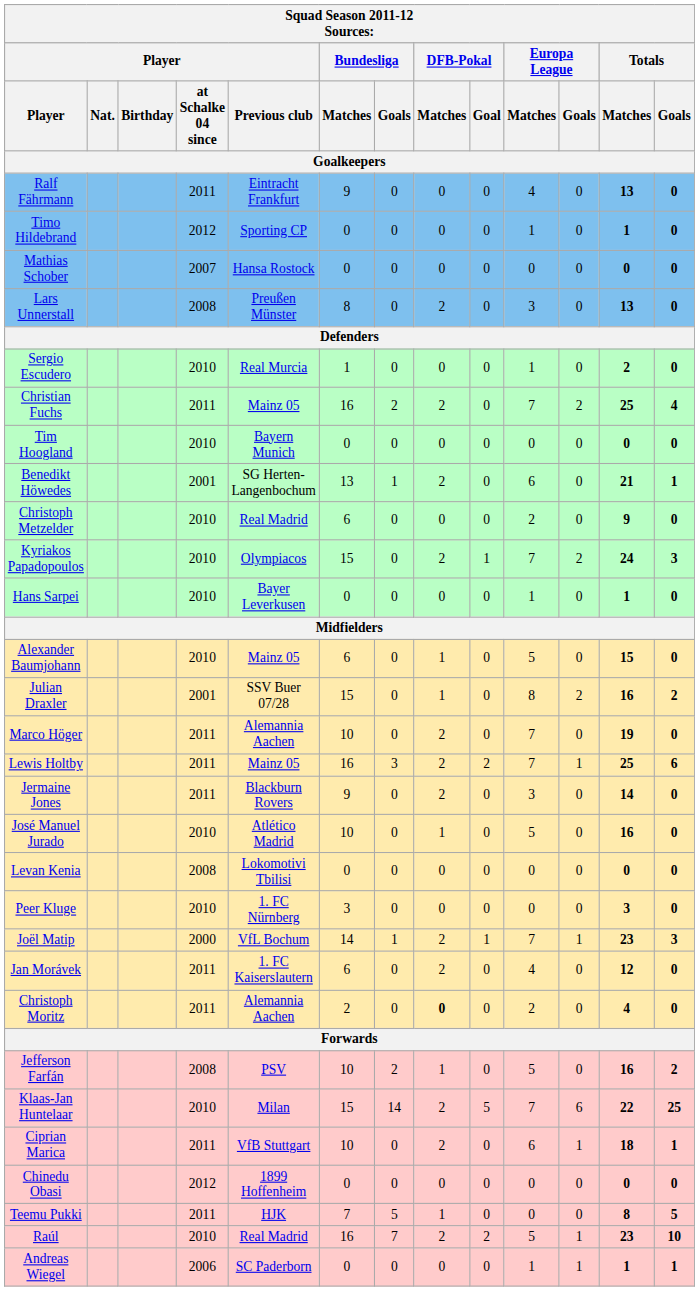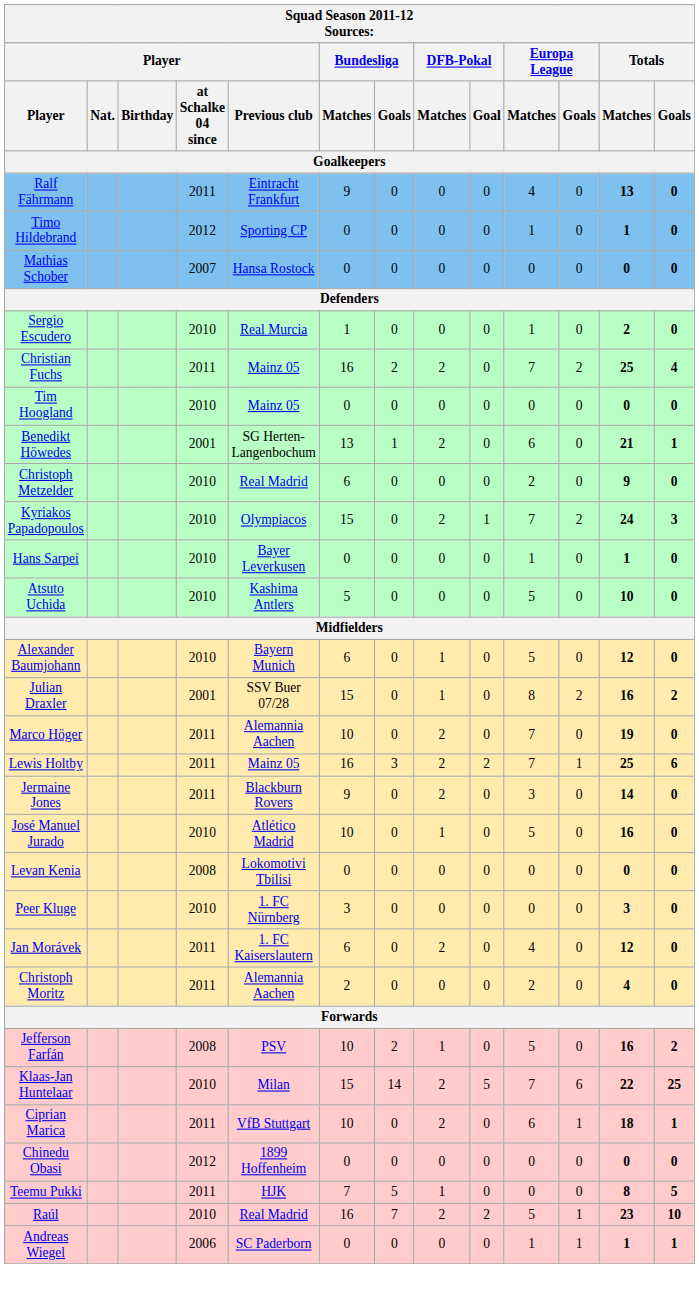- row: (46, 307)
(274, 444) Bayern Munich -> (274, 406) Mainz 05
+ row: (46, 597)
(274, 657) Mainz 05 -> (274, 657) Bayern Munich
(627, 657) 15 -> (627, 657) 12
- row: (46, 940)
(442, 1008) bold -> (442, 986) normal
